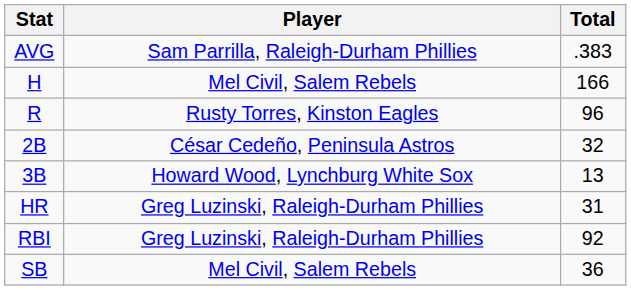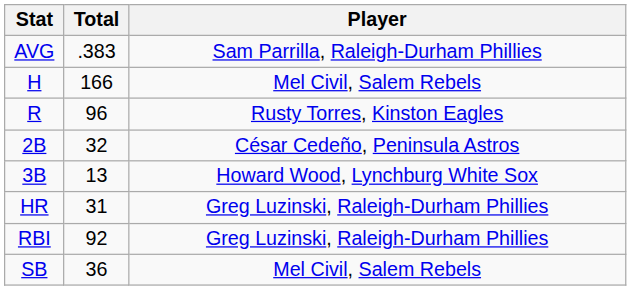columns swapped: (312, 20) <-> (593, 20)
